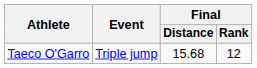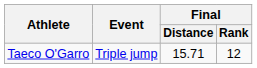(188, 54) 15.68 -> (188, 54) 15.71
